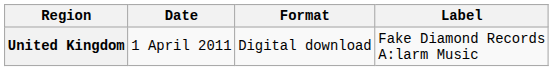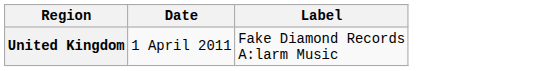- column: (305, 16)
